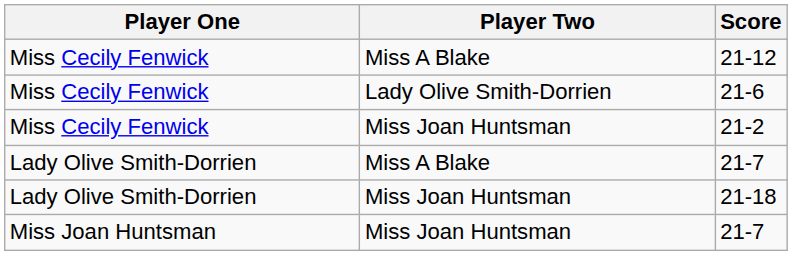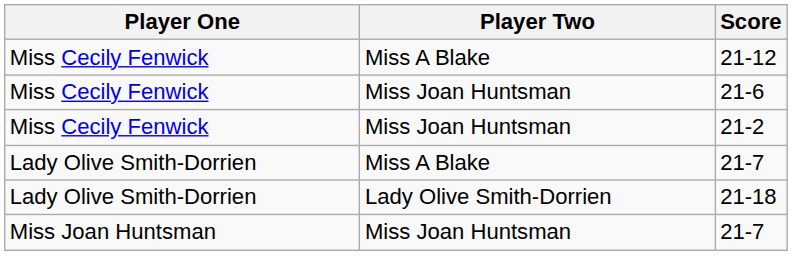(488, 92) Lady Olive Smith-Dorrien -> (468, 92) Miss Joan Huntsman
(468, 197) Miss Joan Huntsman -> (488, 197) Lady Olive Smith-Dorrien
